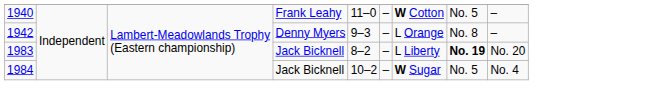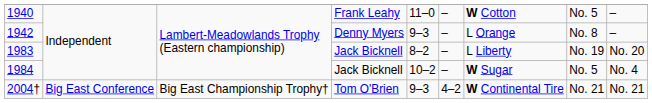(467, 51) bold -> (587, 51) normal
+ row: (24, 88)
